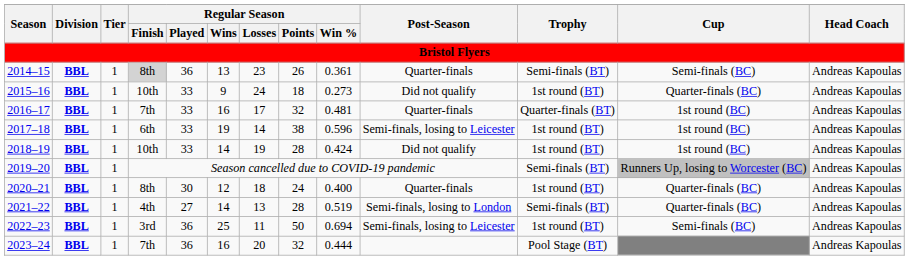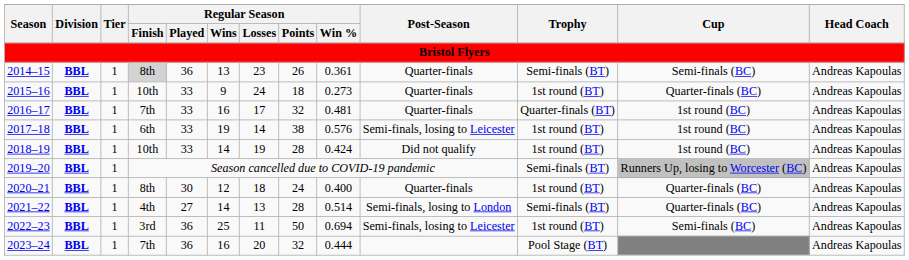(439, 91) Did not qualify -> (439, 91) Quarter-finals
(338, 129) 0.596 -> (338, 129) 0.576
(338, 206) 0.519 -> (338, 206) 0.514
